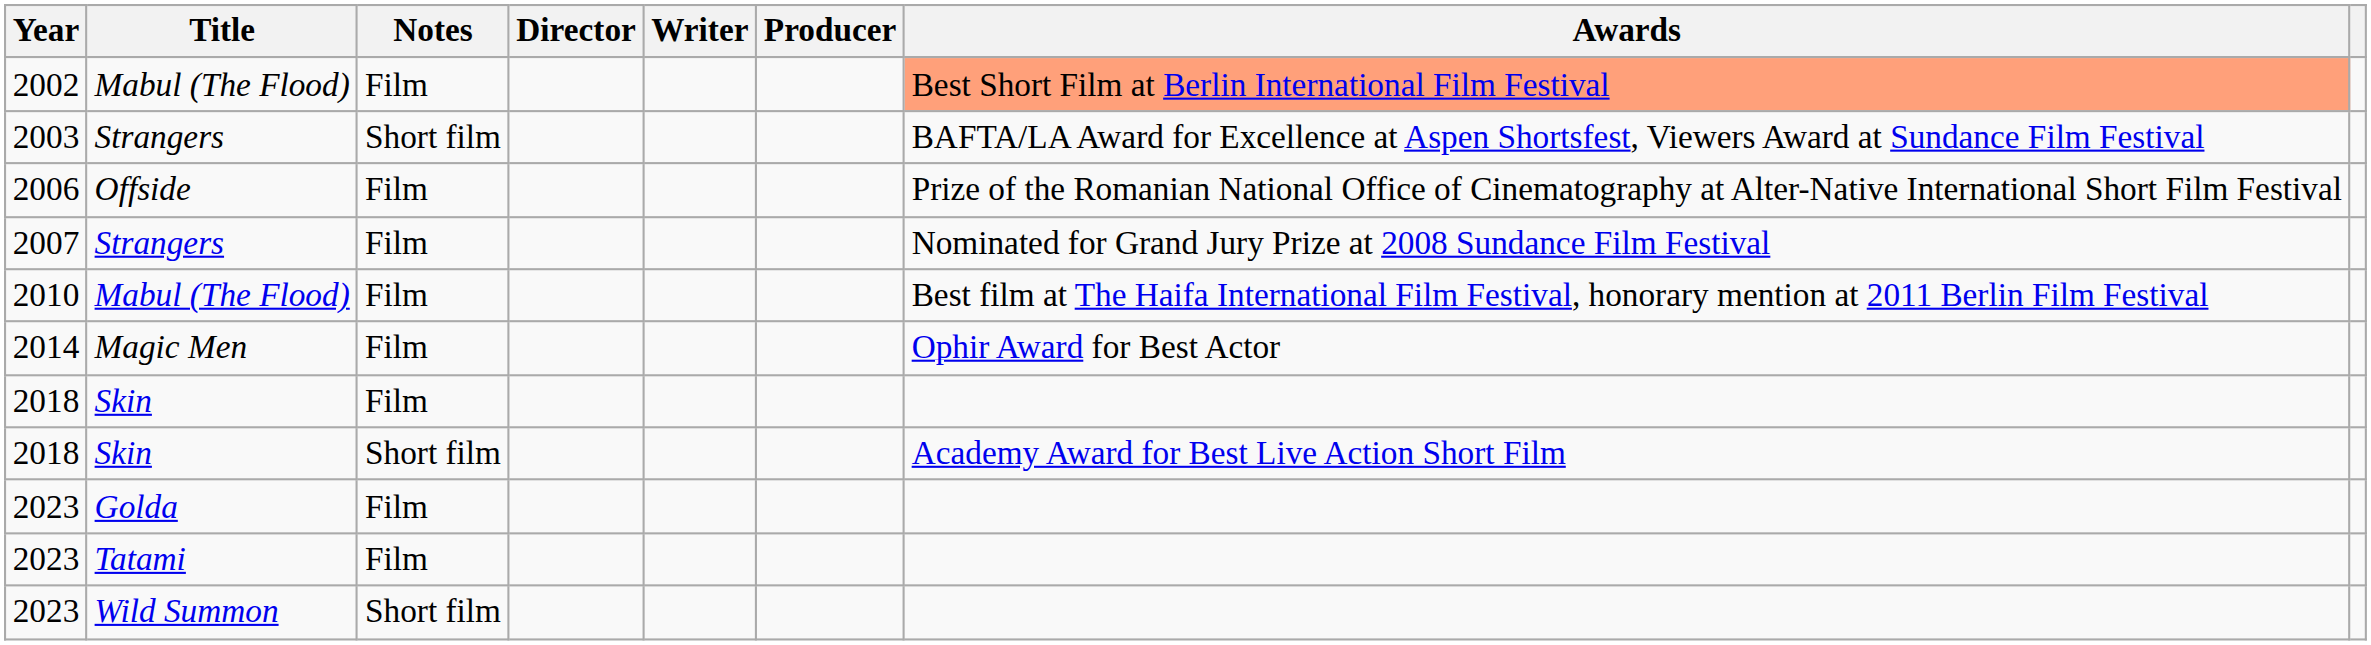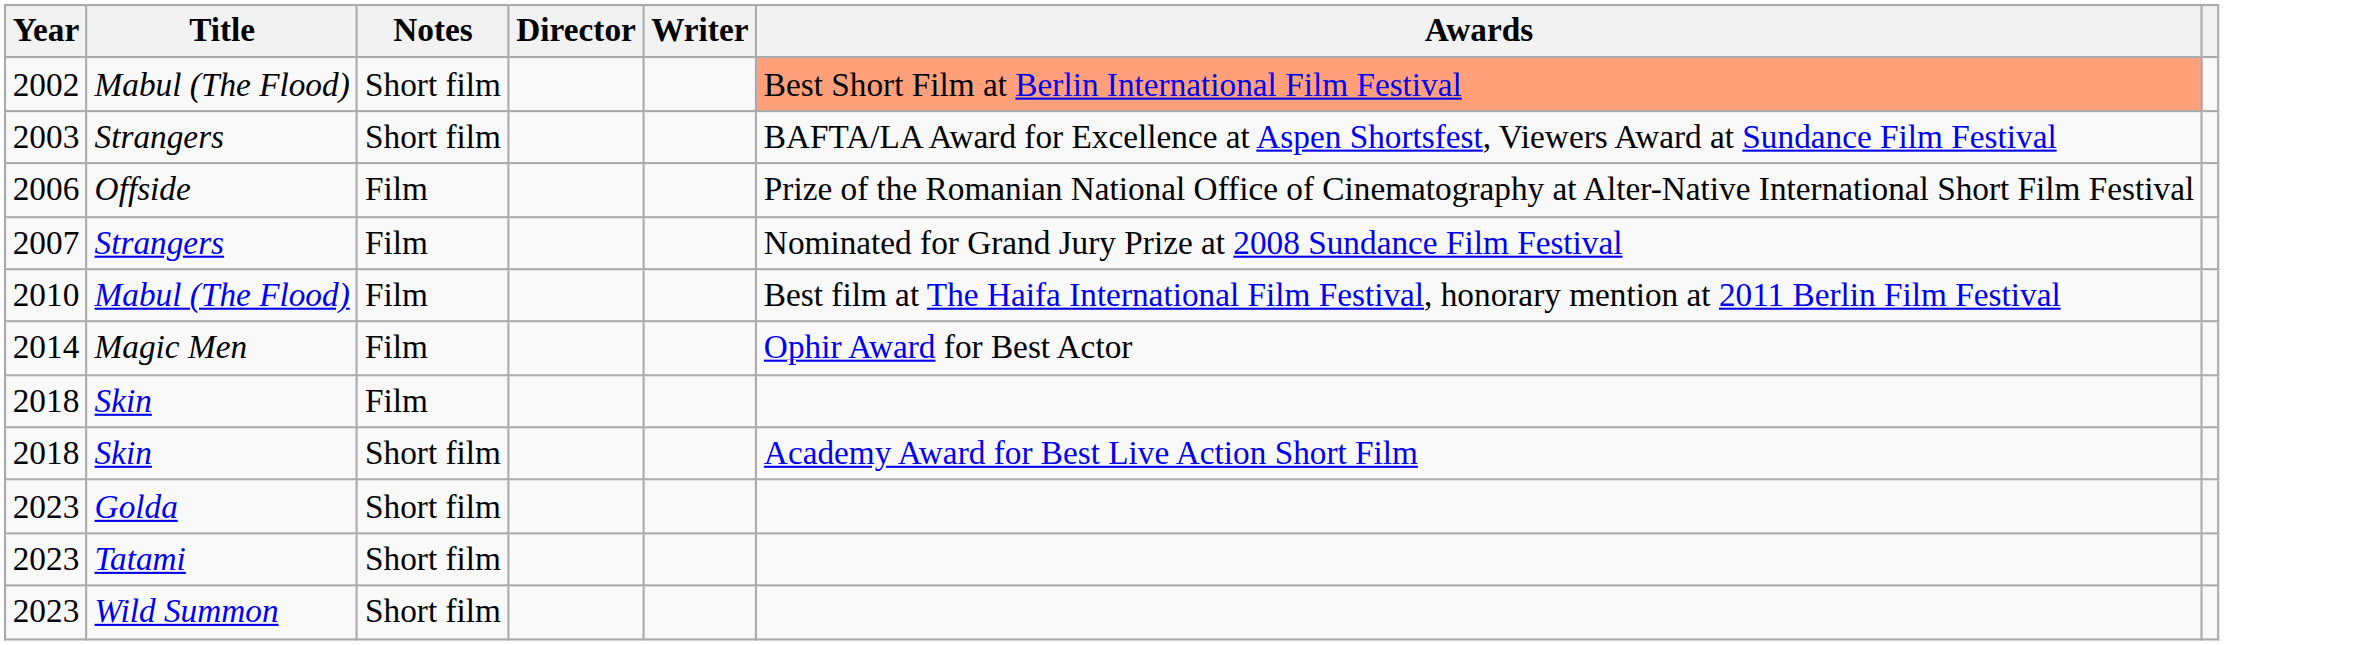- column: (830, 30)
(397, 83) Film -> (433, 83) Short film
(397, 505) Film -> (433, 505) Short film
(397, 558) Film -> (433, 558) Short film
